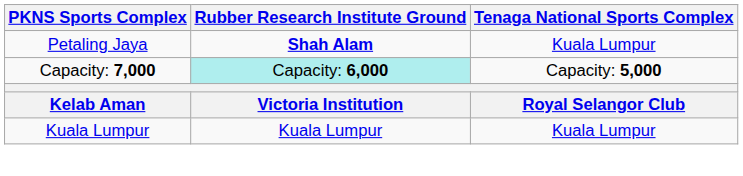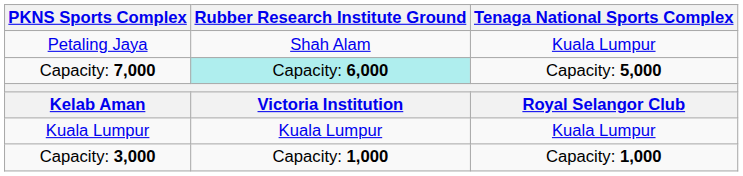(330, 44) bold -> (330, 44) normal
+ row: (98, 157)
